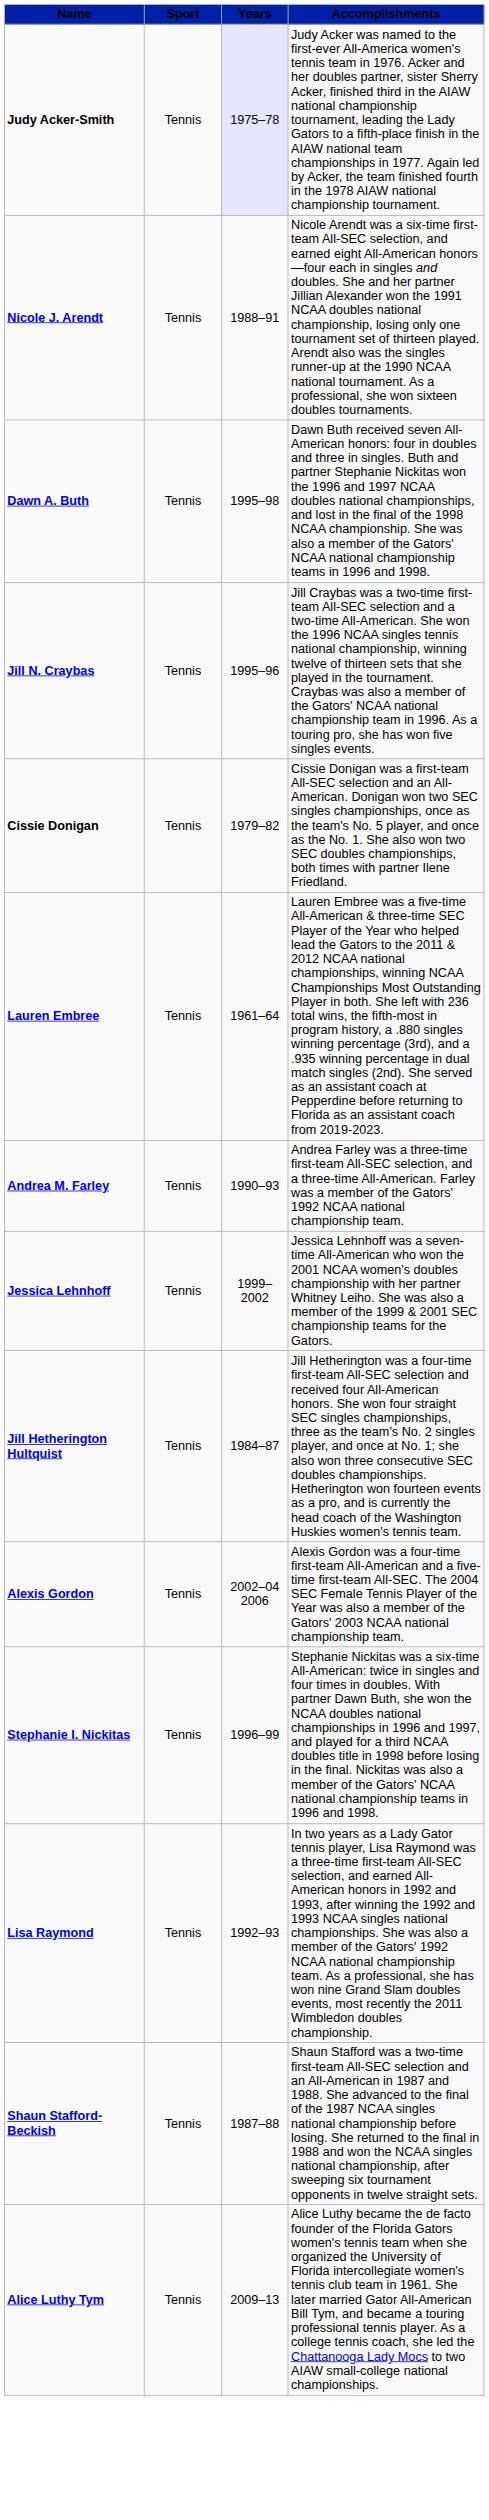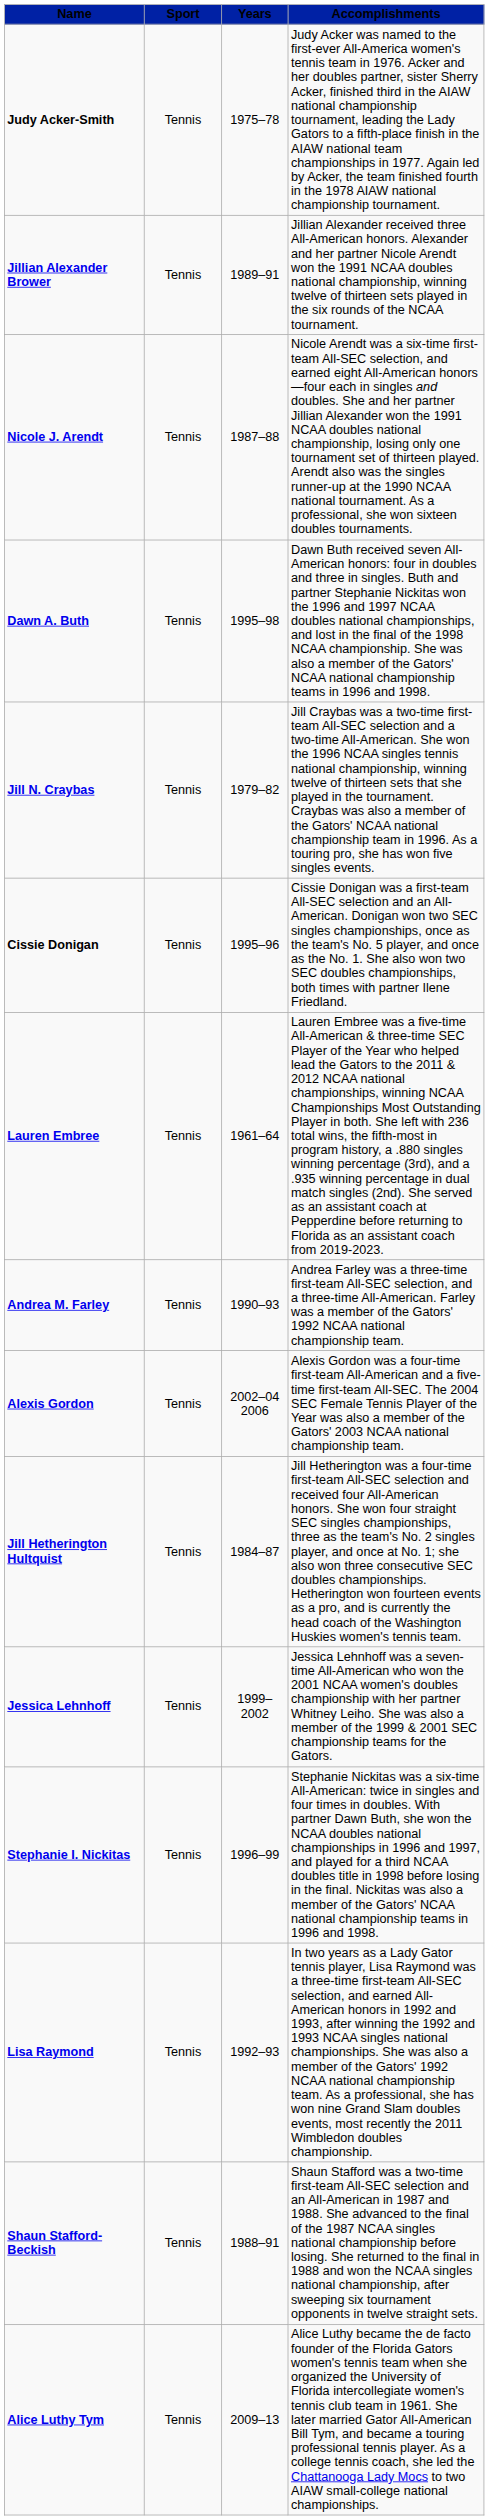(255, 119) lavender background -> (255, 119) no background
+ row: (57, 275)
(255, 317) 1988–91 -> (255, 437) 1987–88
(255, 670) 1995–96 -> (255, 790) 1979–82
(255, 825) 1979–82 -> (255, 945) 1995–96
rows swapped: (51, 1594) <-> (59, 1291)
(255, 2123) 1987–88 -> (255, 2243) 1988–91
